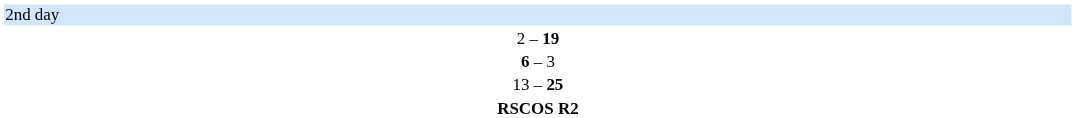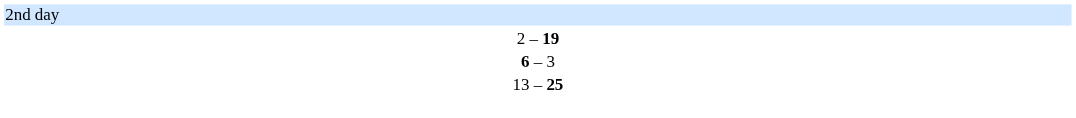- row: (538, 108)
